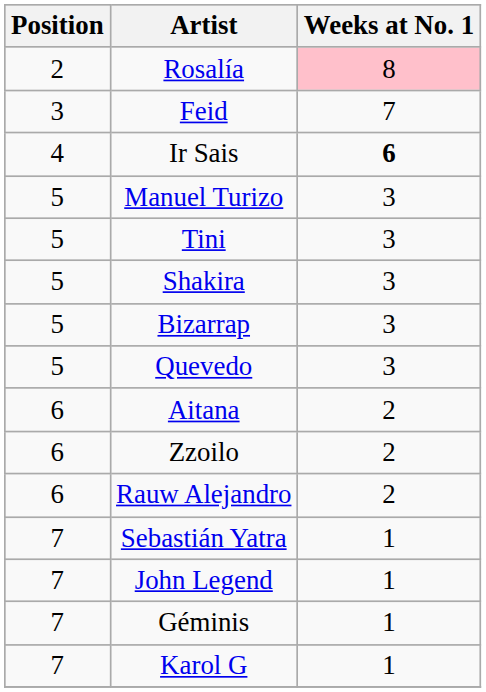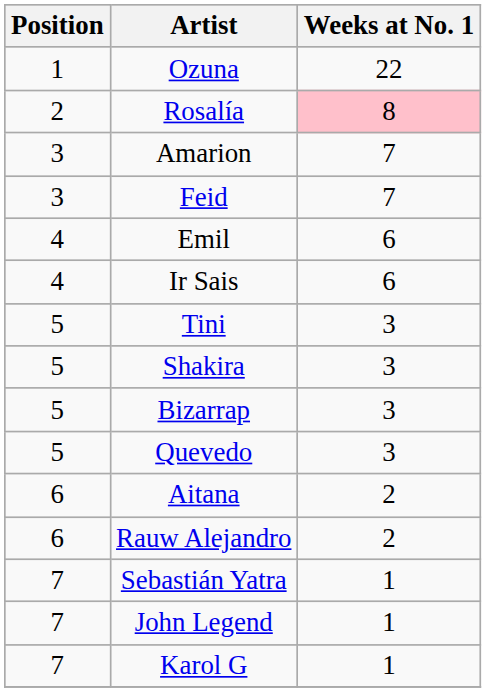+ row: (204, 68)
+ row: (204, 153)
+ row: (204, 238)
(389, 153) bold -> (389, 281) normal
- row: (204, 196)
- row: (204, 452)
- row: (204, 622)
